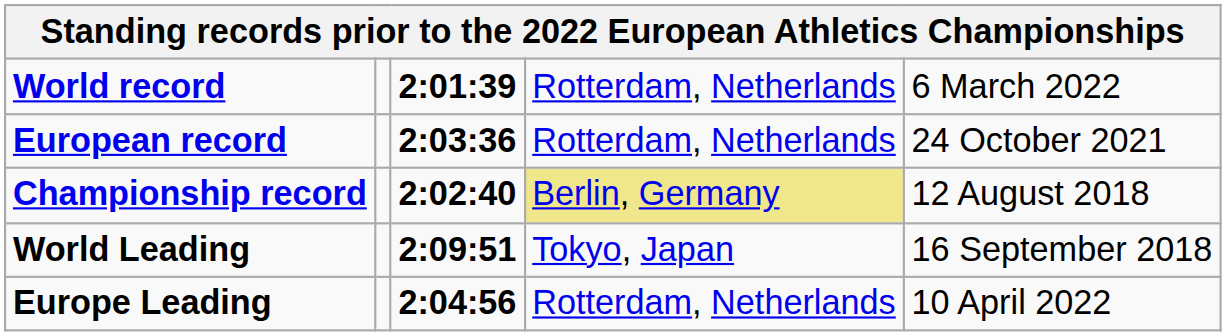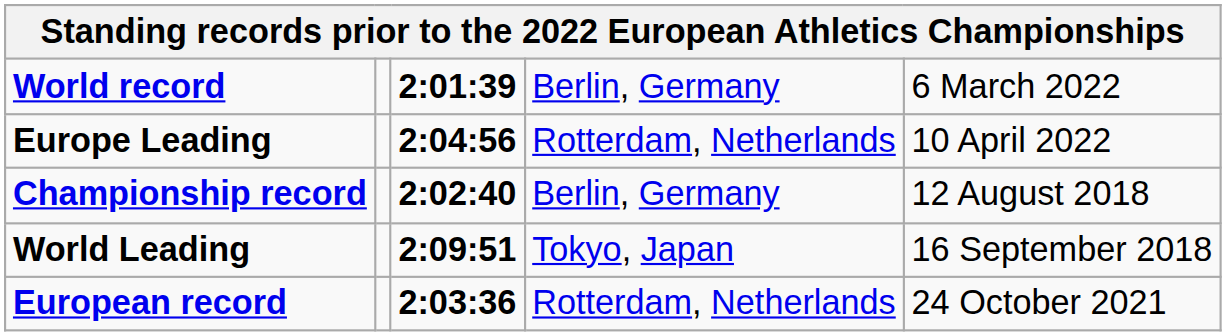(714, 85) Rotterdam, Netherlands -> (656, 85) Berlin, Germany
rows swapped: (150, 140) <-> (142, 303)
(656, 194) khaki background -> (656, 194) no background
